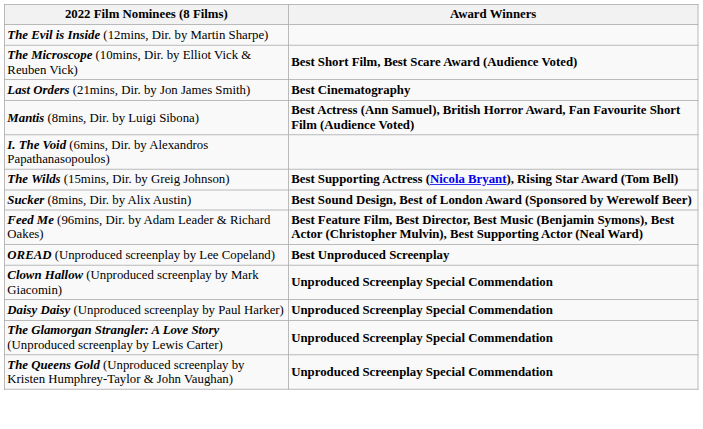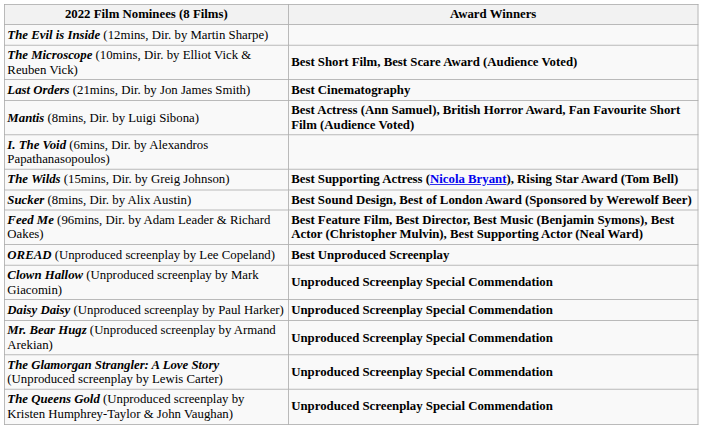+ row: (142, 337)
